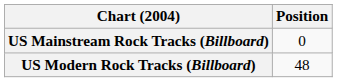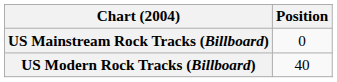(302, 64) 48 -> (302, 64) 40
